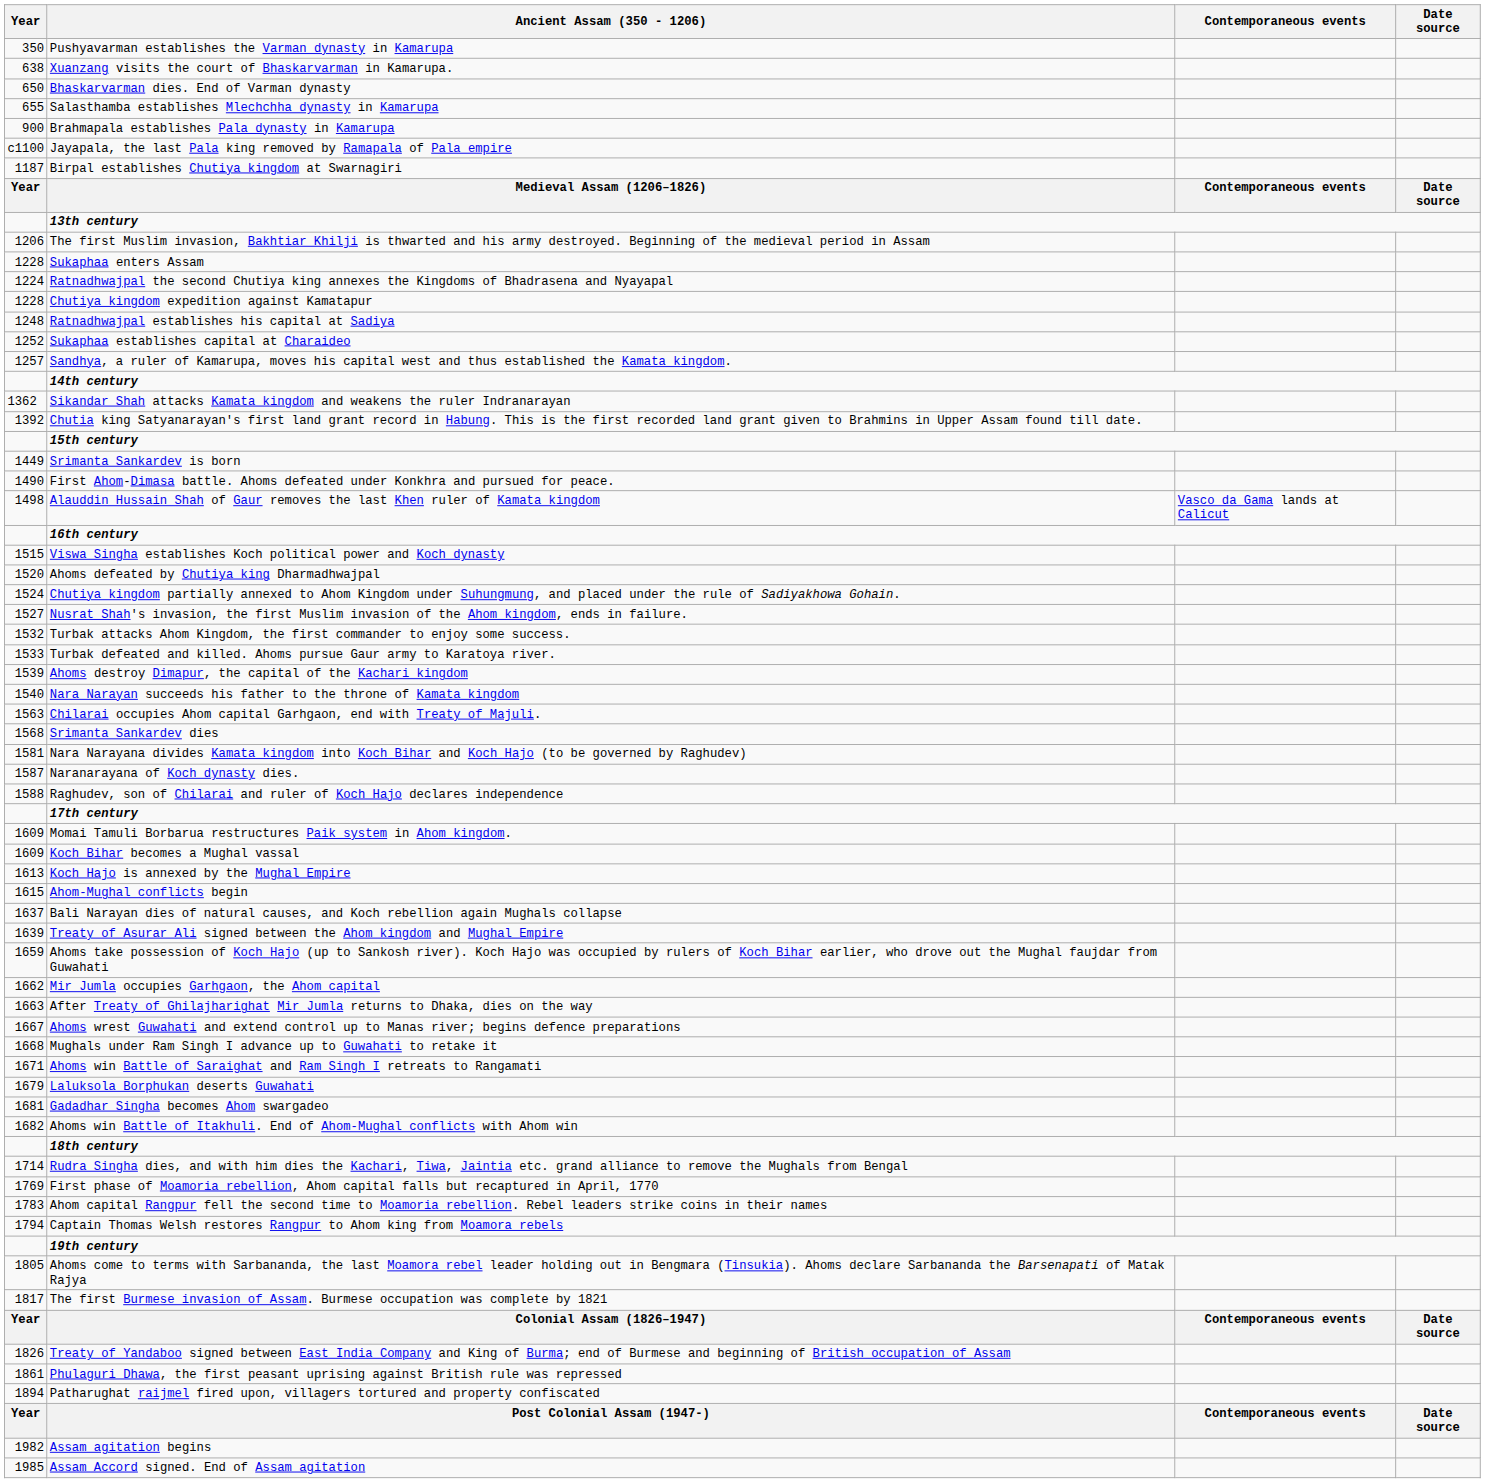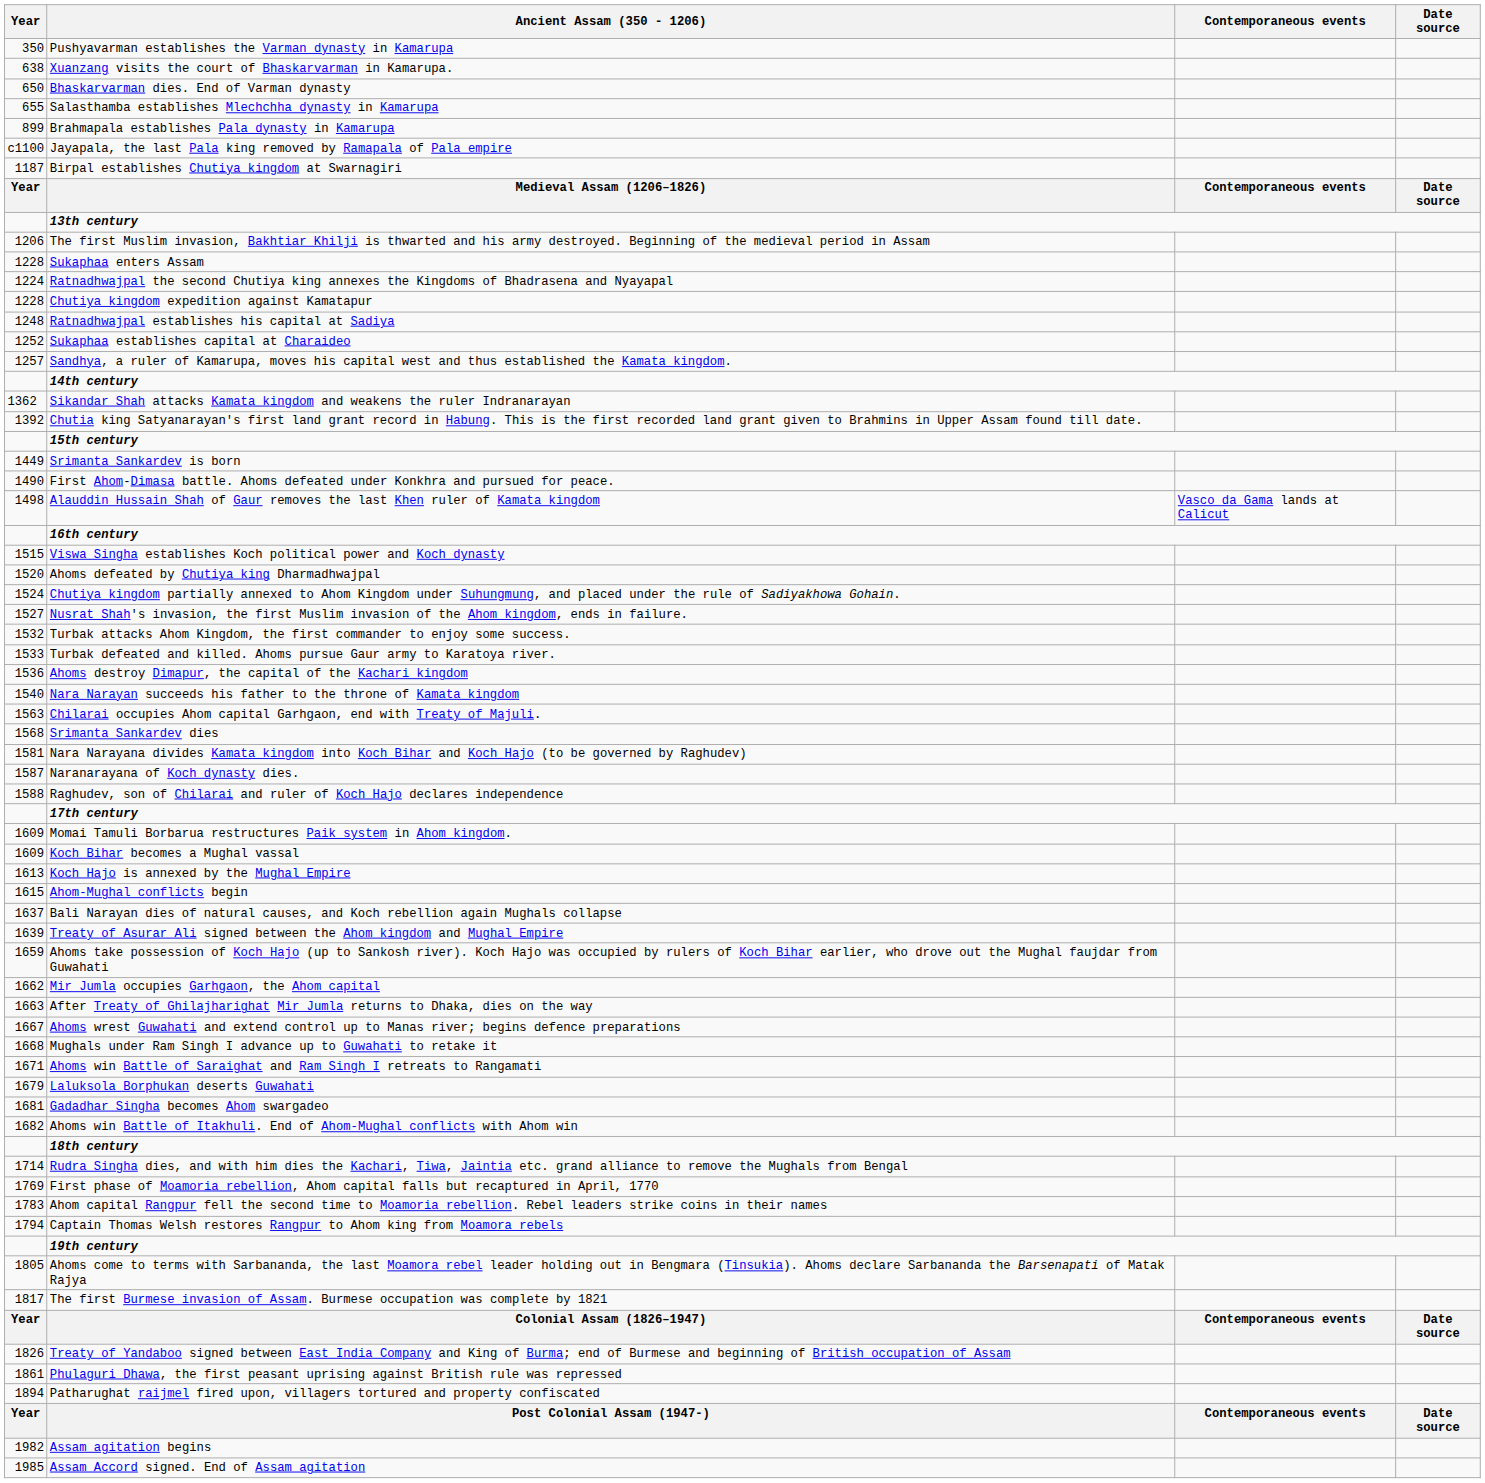(33, 128) 900 -> (33, 128) 899
(29, 674) 1539 -> (29, 674) 1536
